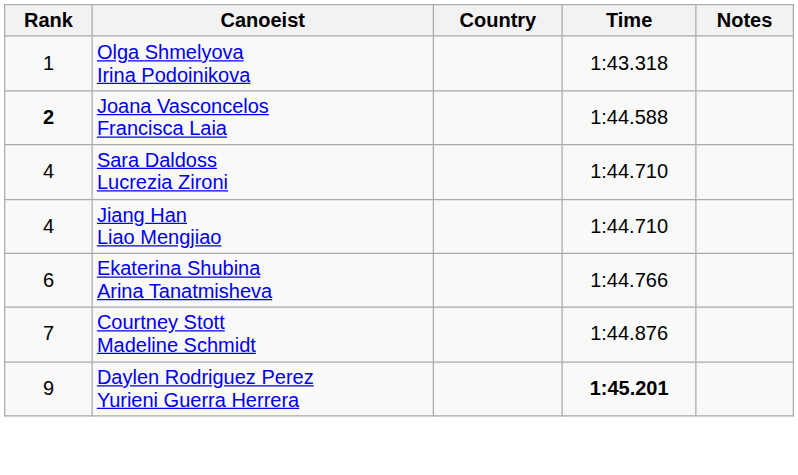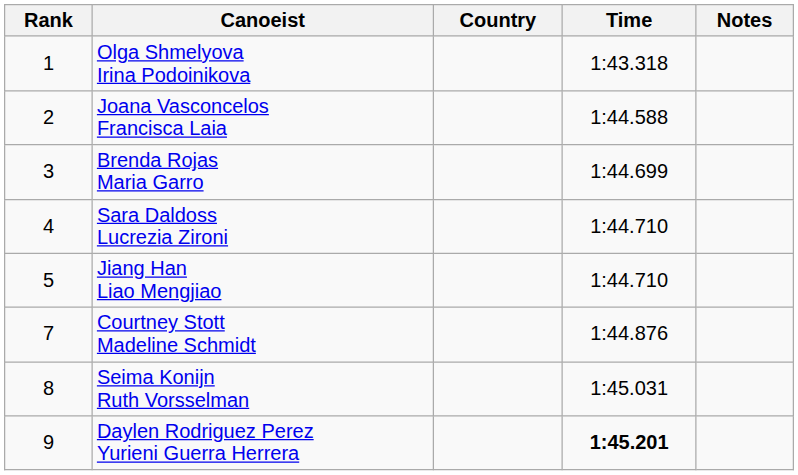(48, 117) bold -> (48, 117) normal
+ row: (157, 171)
(48, 225) 4 -> (48, 280) 5
- row: (185, 280)
+ row: (173, 388)
